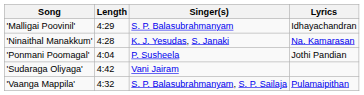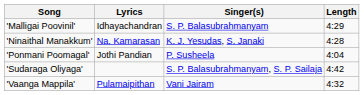columns swapped: (324, 12) <-> (112, 12)
(155, 69) Vani Jairam -> (244, 69) S. P. Balasubrahmanyam, S. P. Sailaja
(209, 84) S. P. Balasubrahmanyam, S. P. Sailaja -> (190, 84) Vani Jairam
